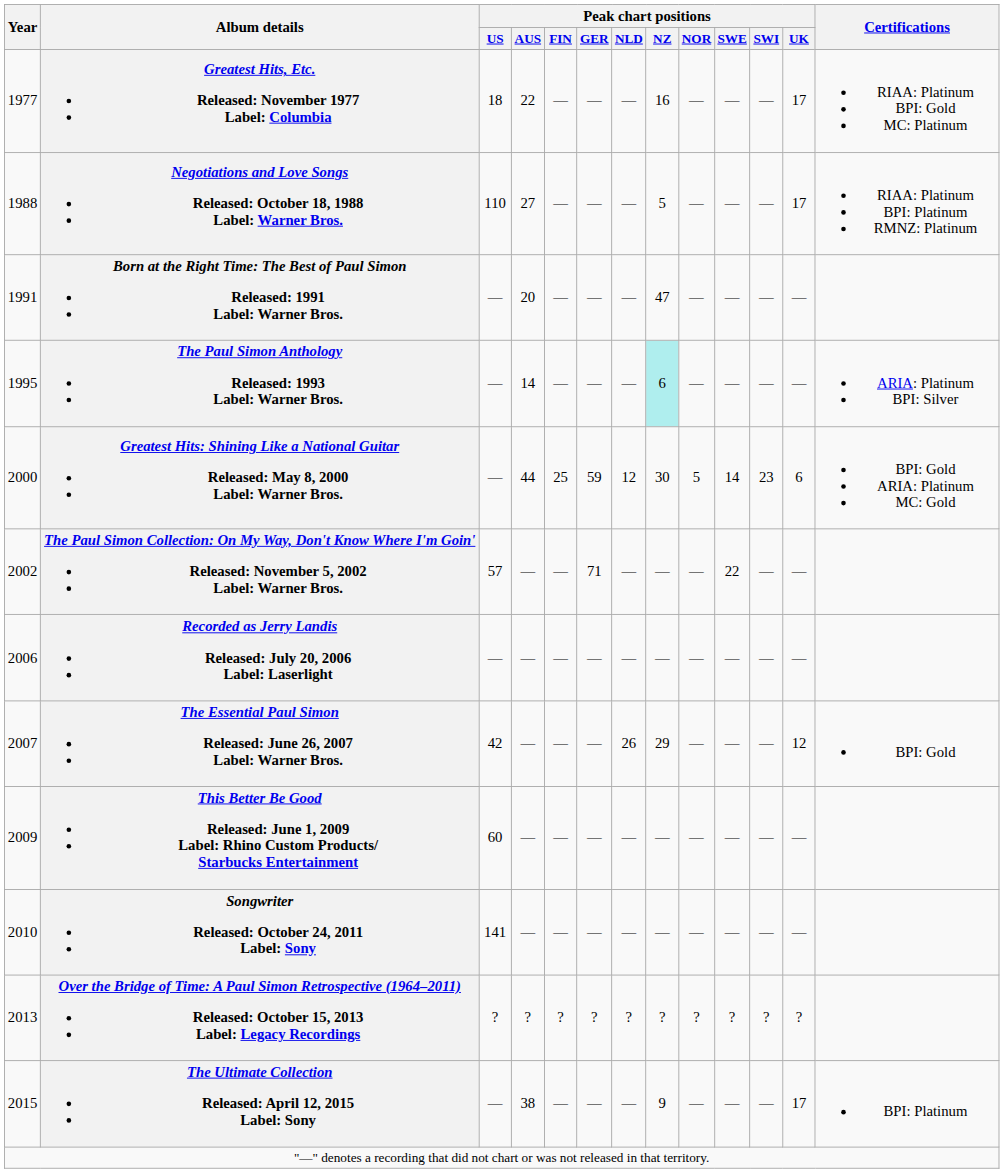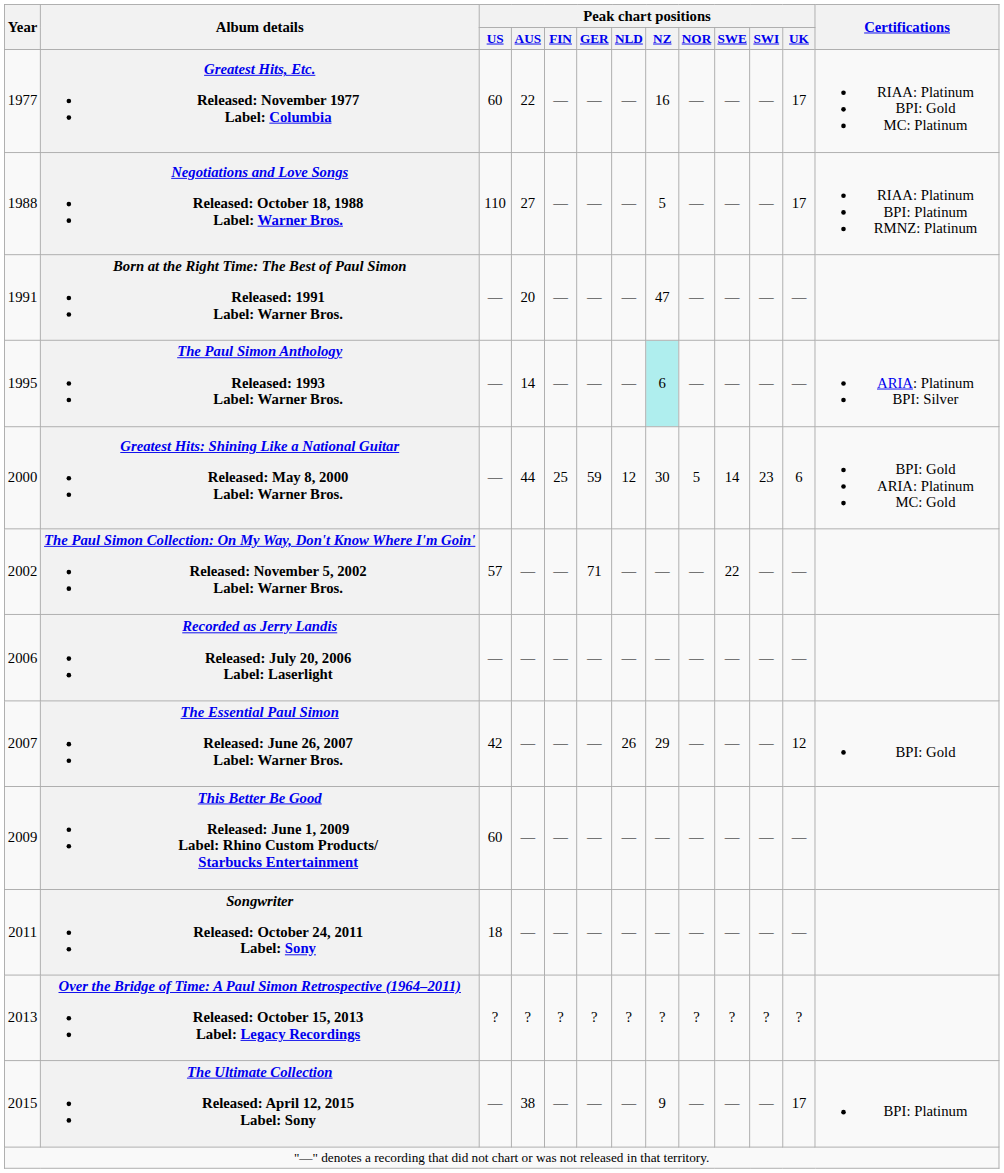(495, 100) 18 -> (495, 100) 60
(23, 932) 2010 -> (23, 932) 2011
(495, 932) 141 -> (495, 932) 18
